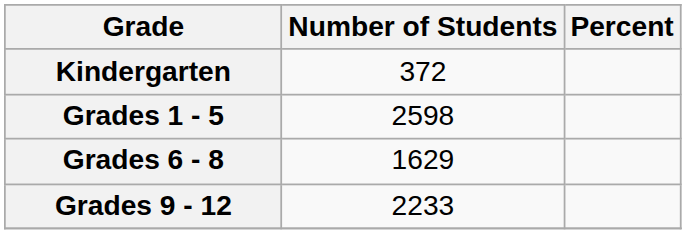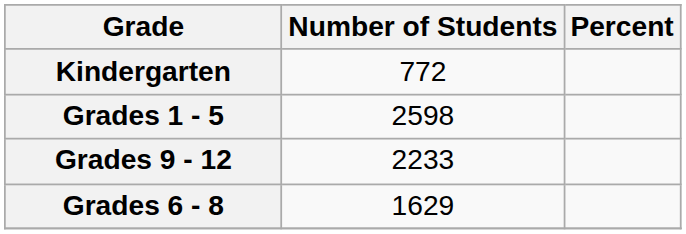(423, 71) 372 -> (423, 71) 772
rows swapped: (143, 160) <-> (143, 205)
